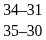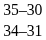rows swapped: (23, 31) <-> (23, 9)
